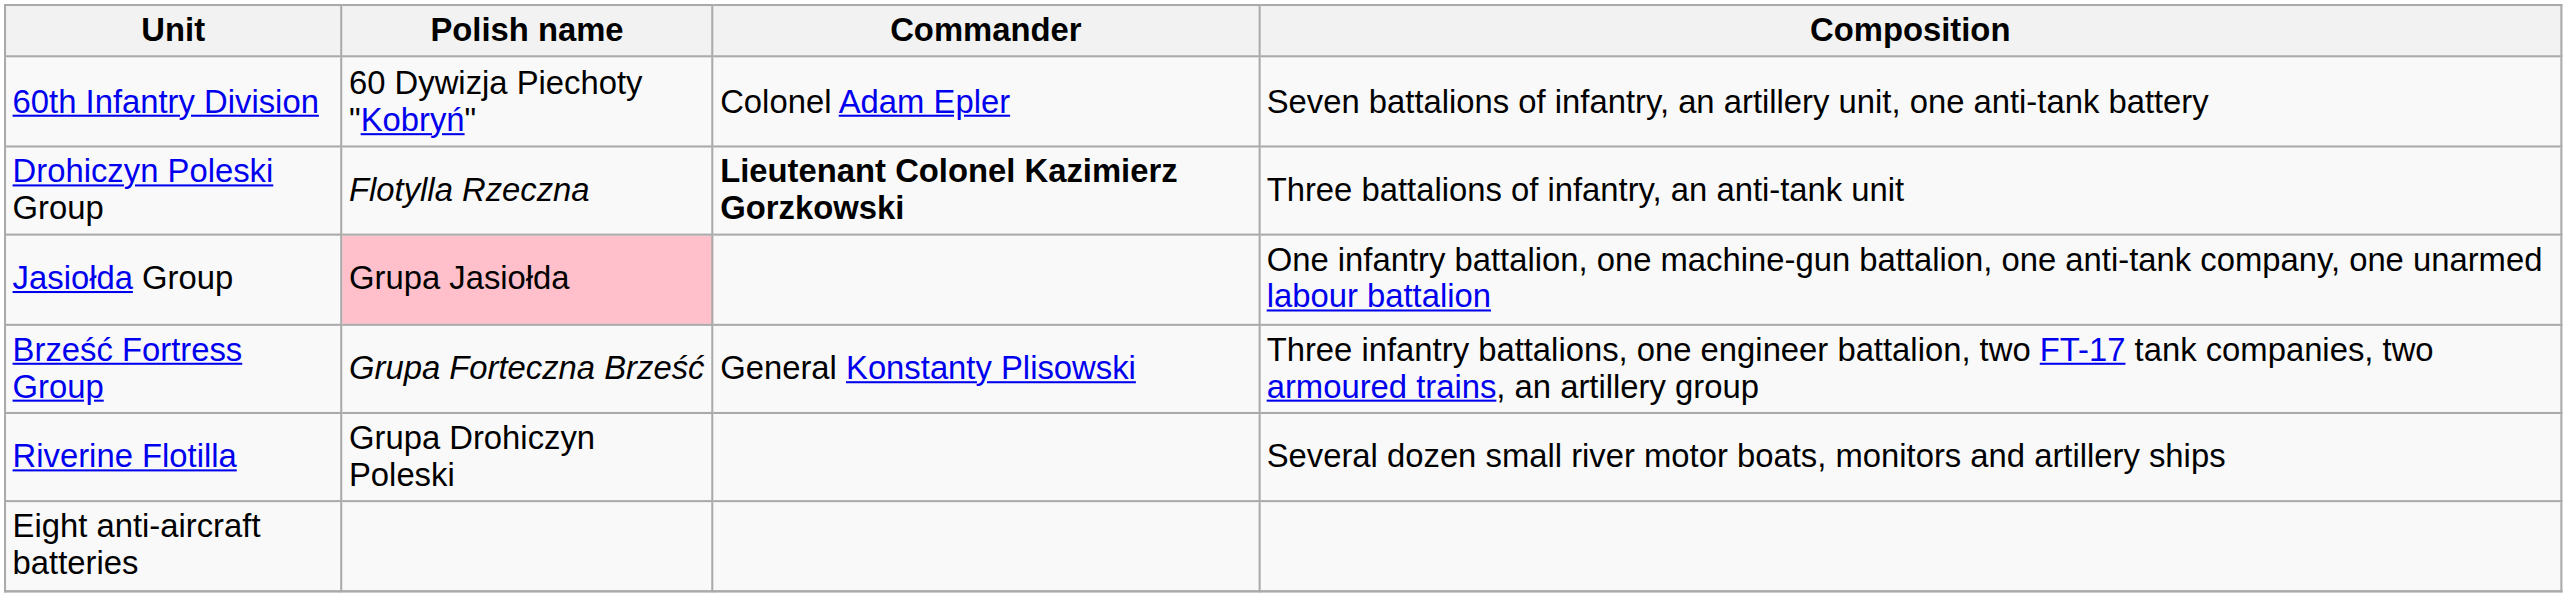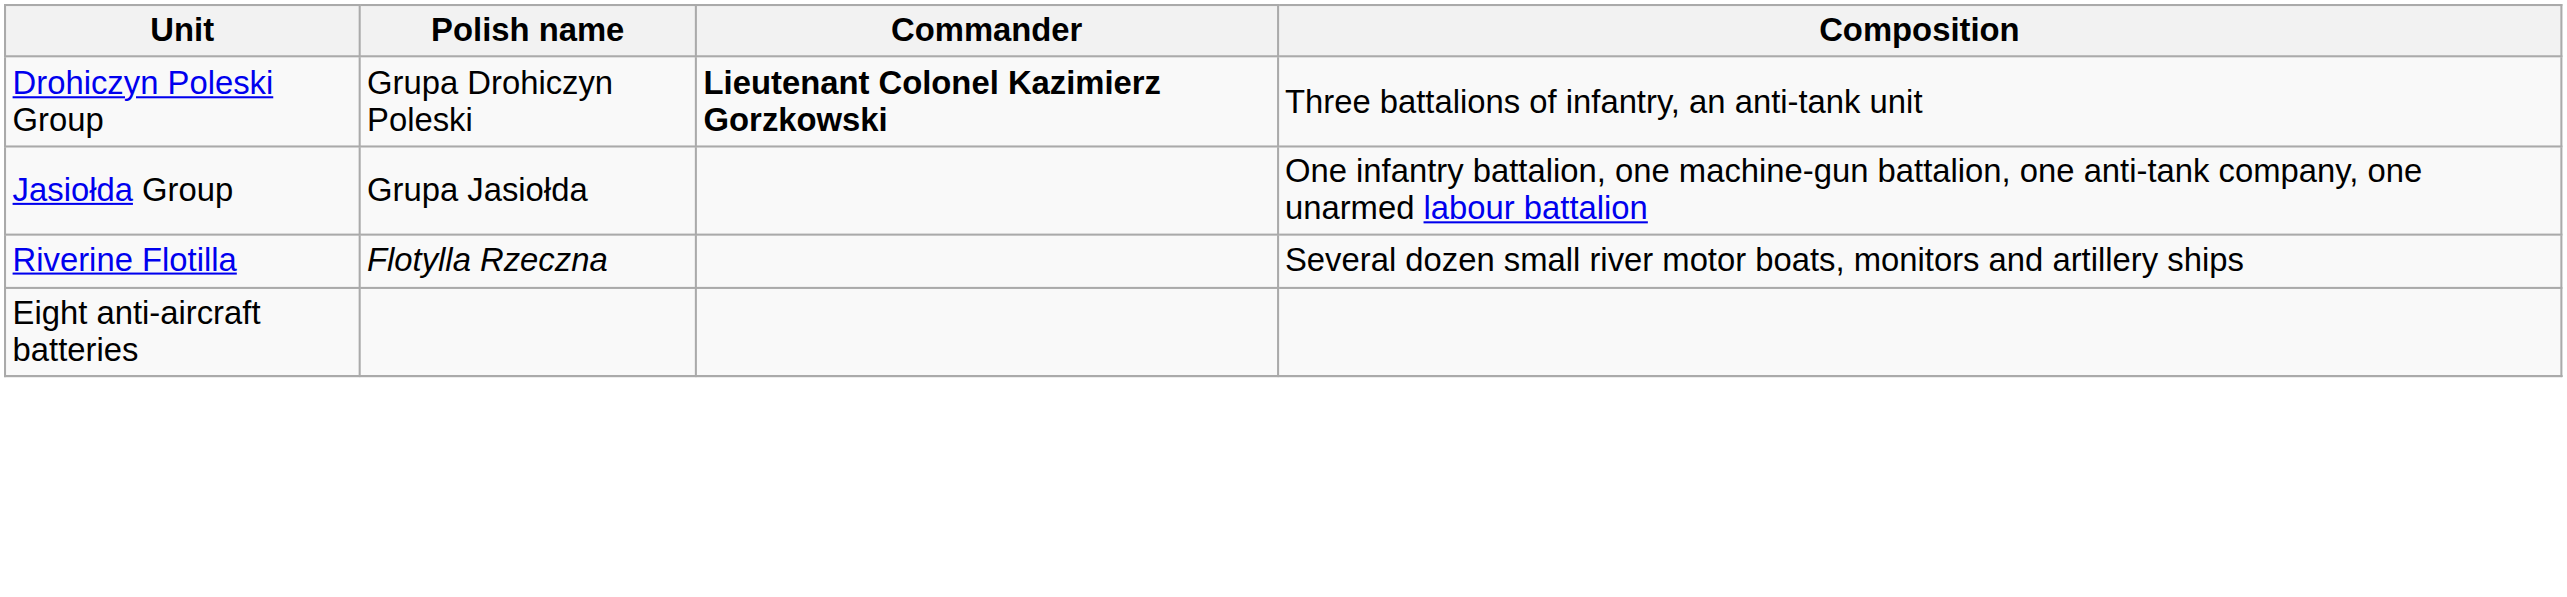- row: (166, 100)
(469, 189) Flotylla Rzeczna -> (490, 100) Grupa Drohiczyn Poleski
(459, 278) pink background -> (477, 189) no background
- row: (127, 367)
(472, 456) Grupa Drohiczyn Poleski -> (487, 260) Flotylla Rzeczna
